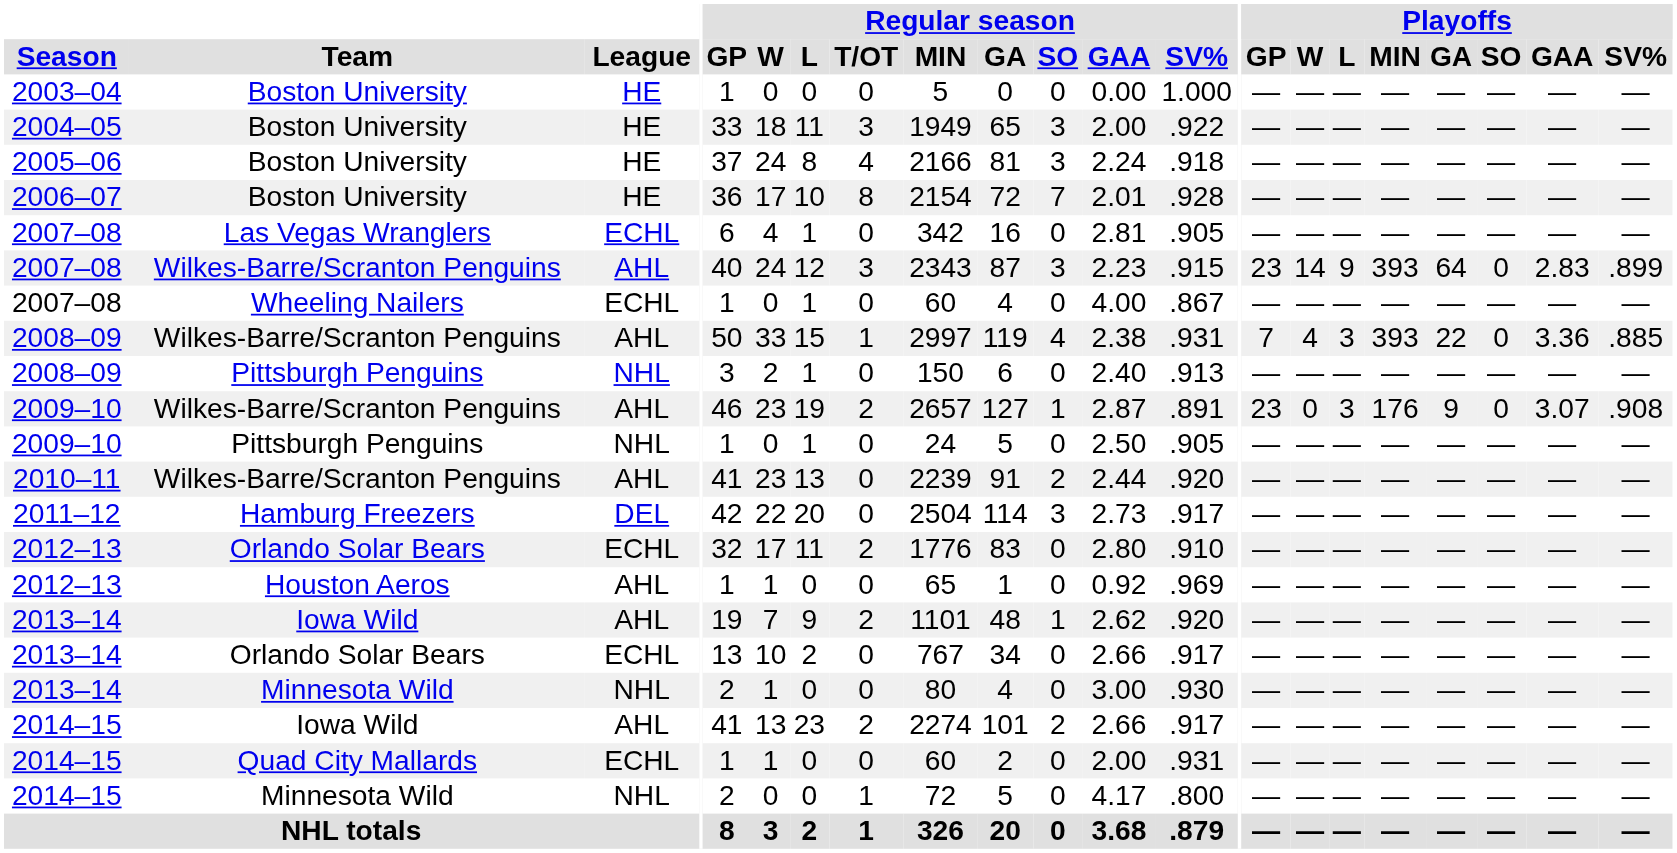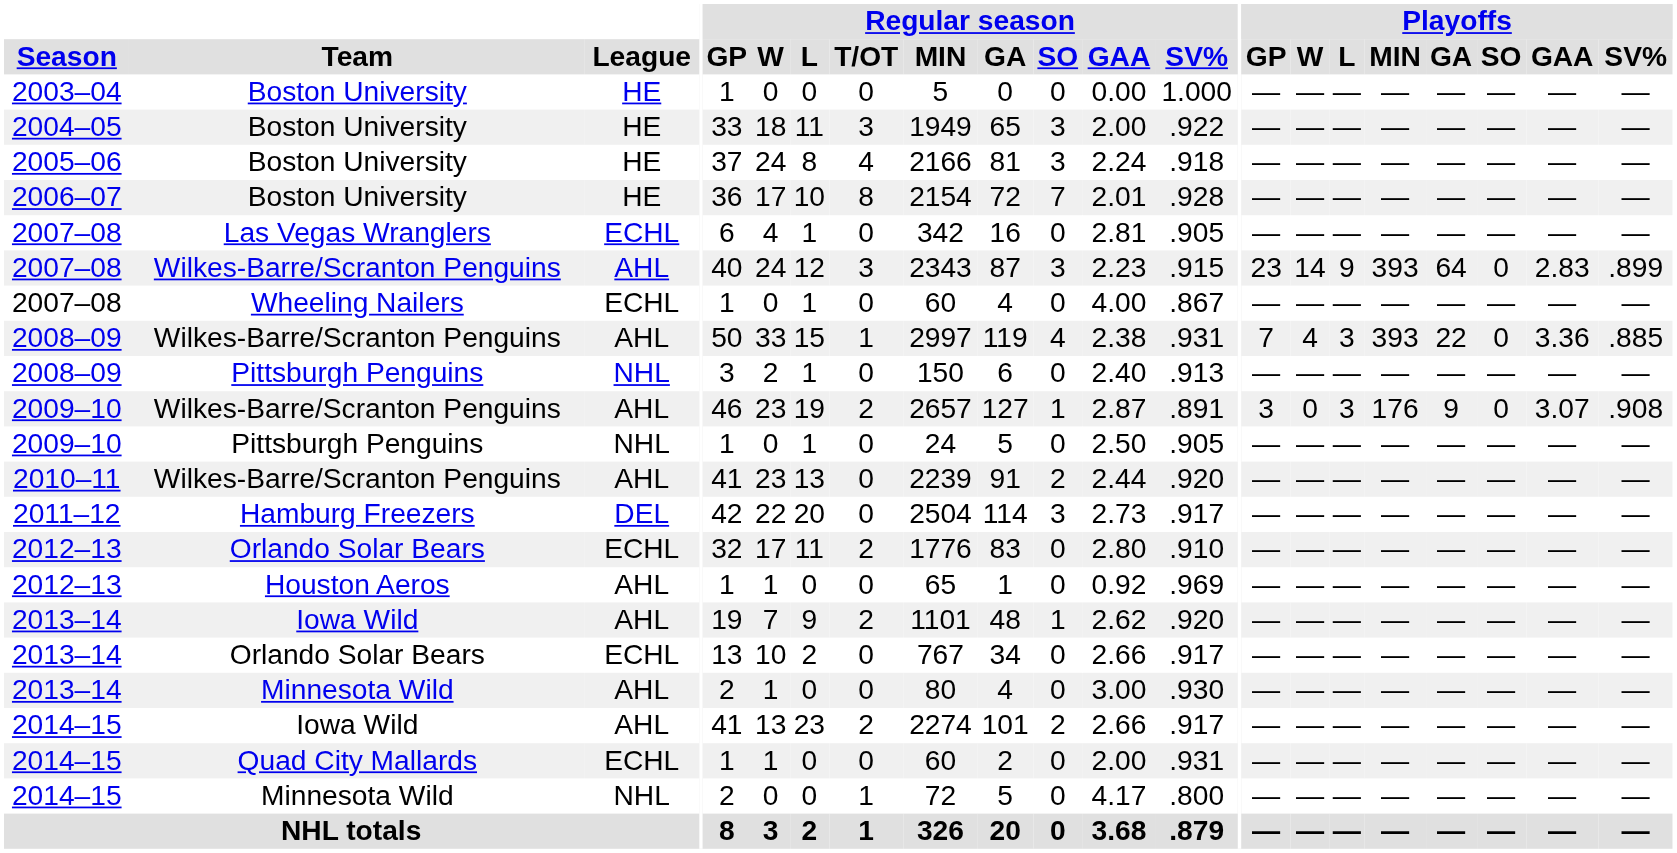(1266, 408) 23 -> (1266, 408) 3
(642, 690) NHL -> (642, 690) AHL
